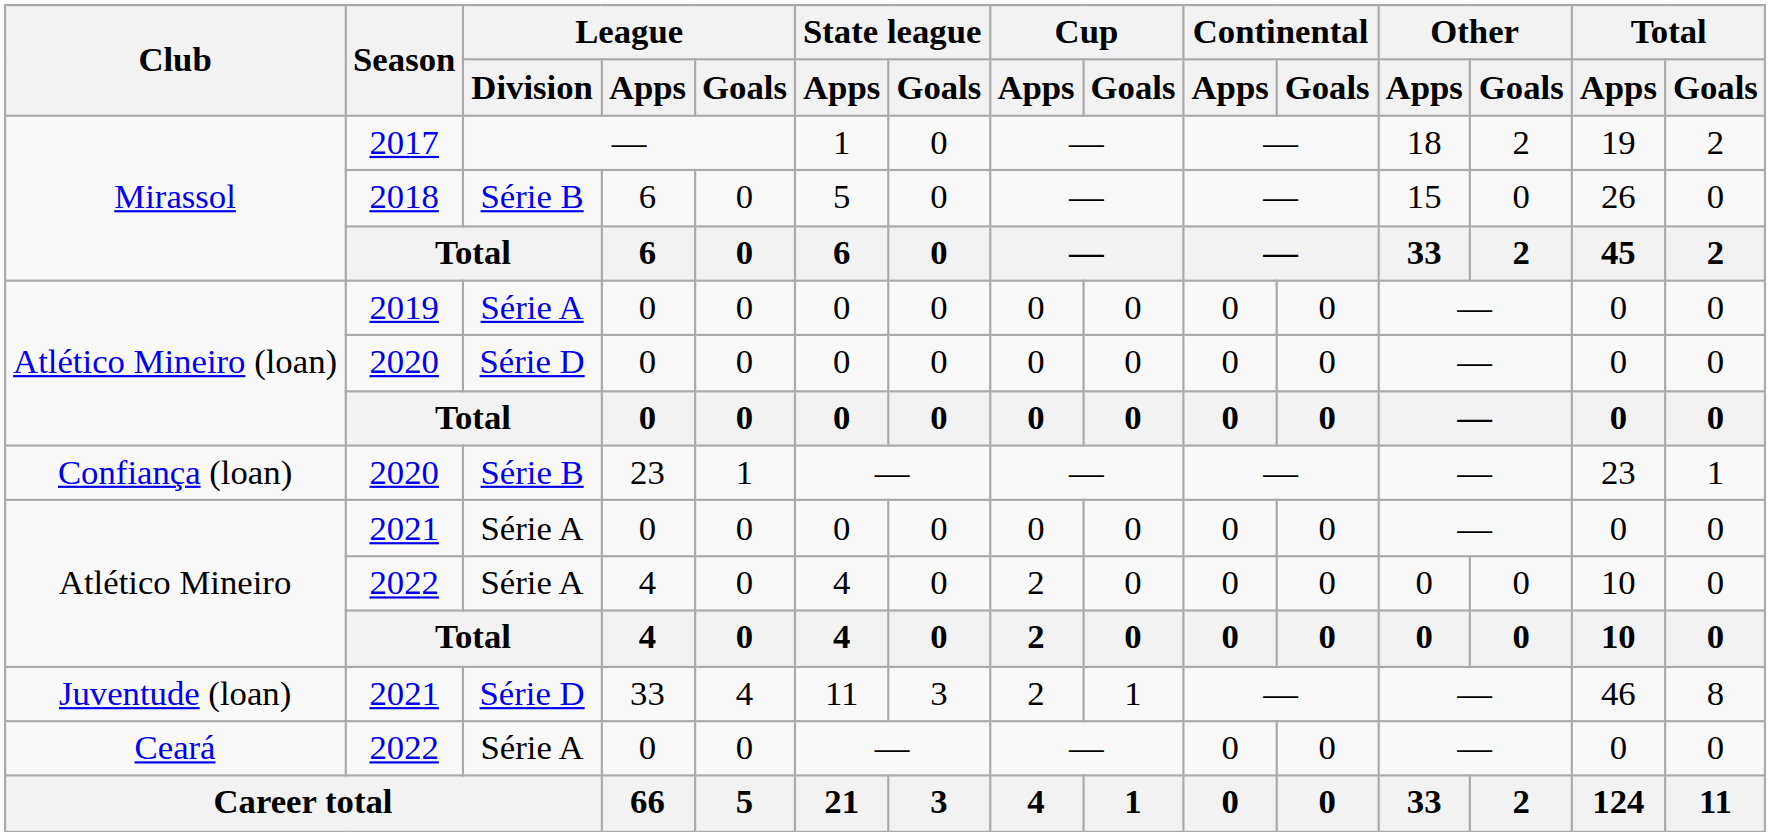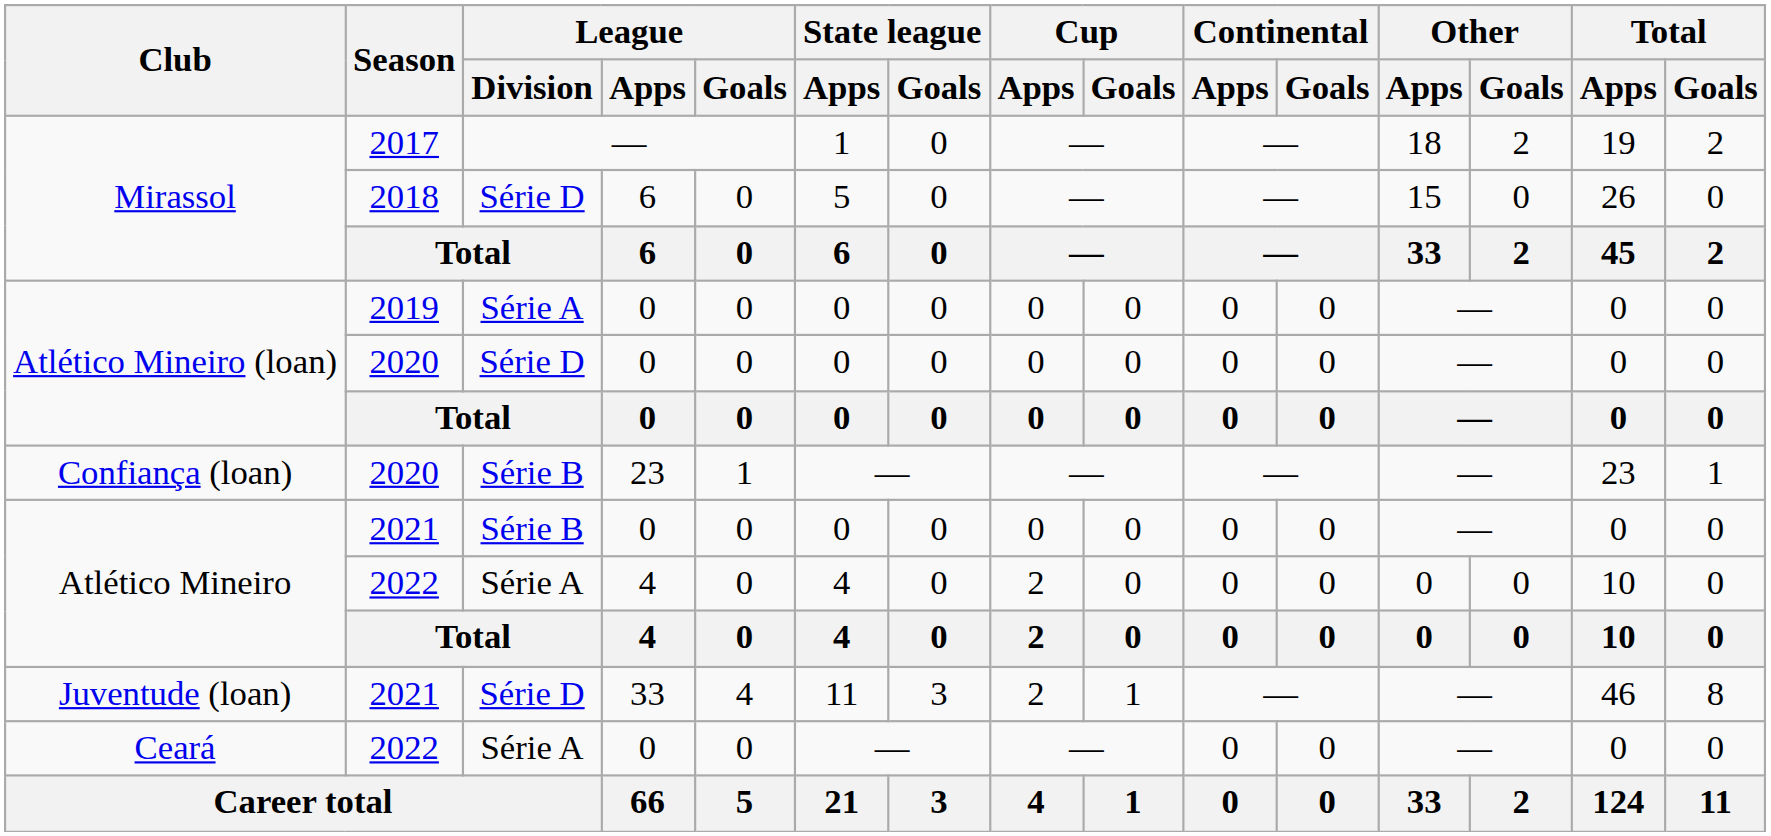(532, 197) Série B -> (532, 197) Série D
(532, 527) Série A -> (532, 527) Série B
